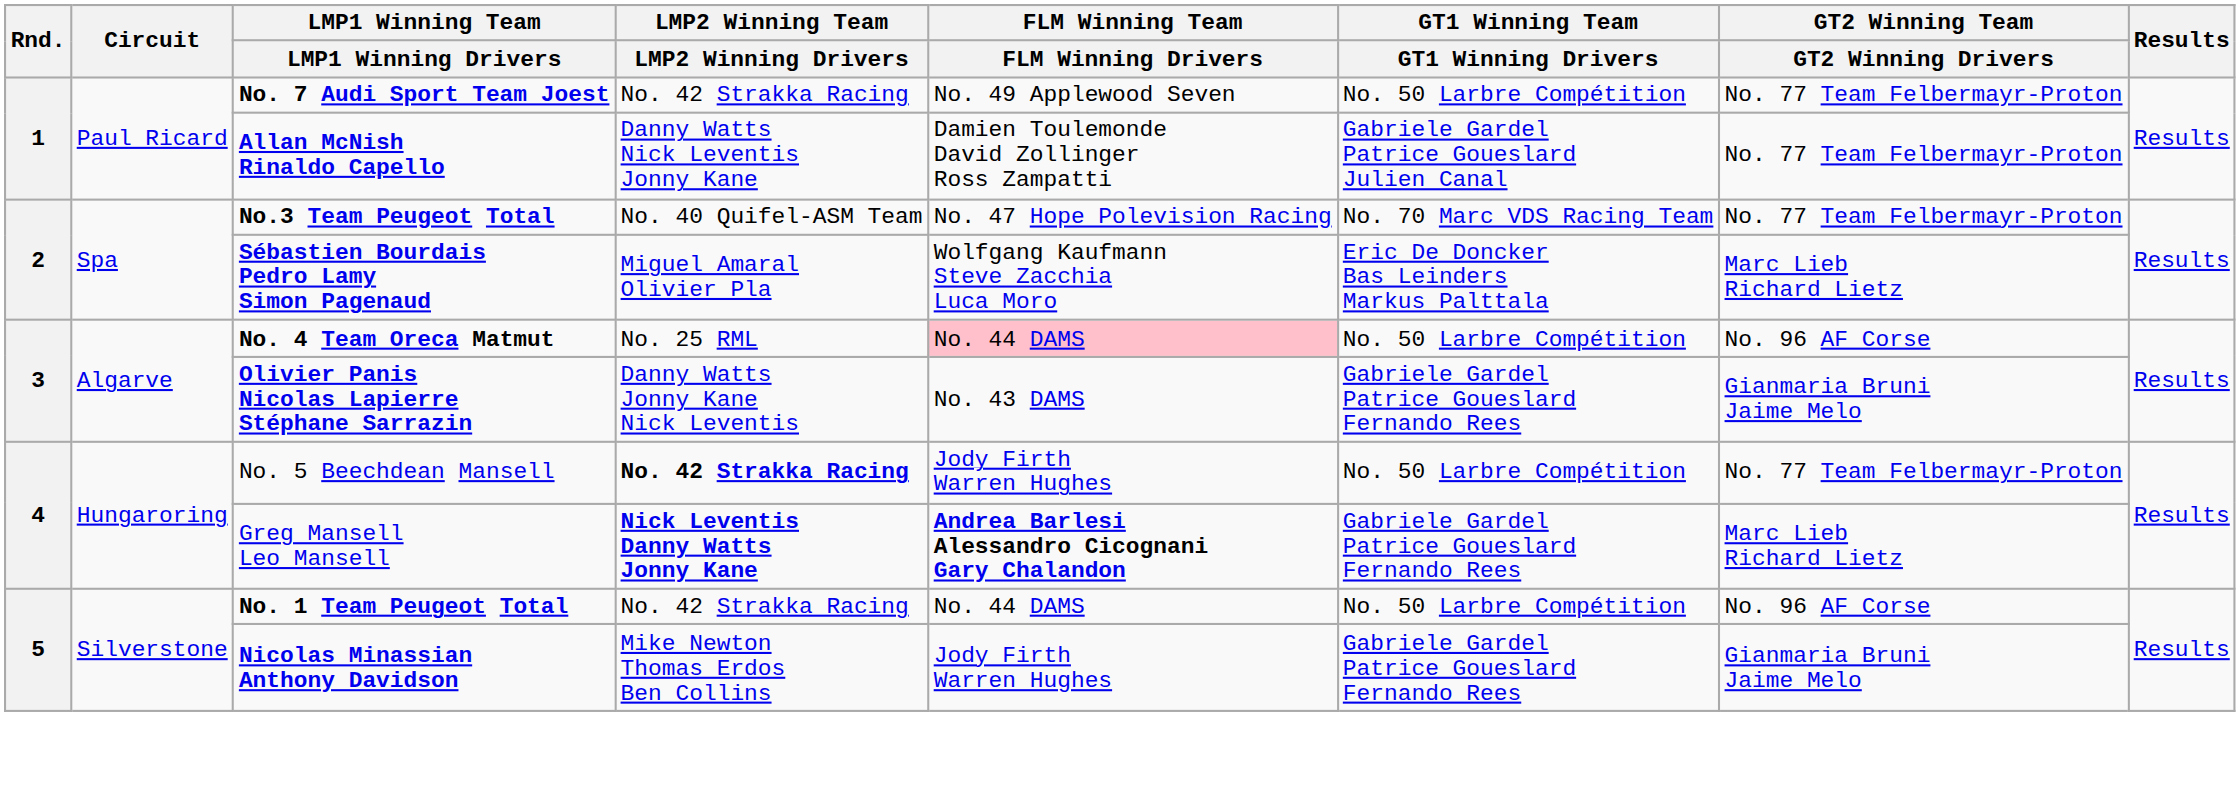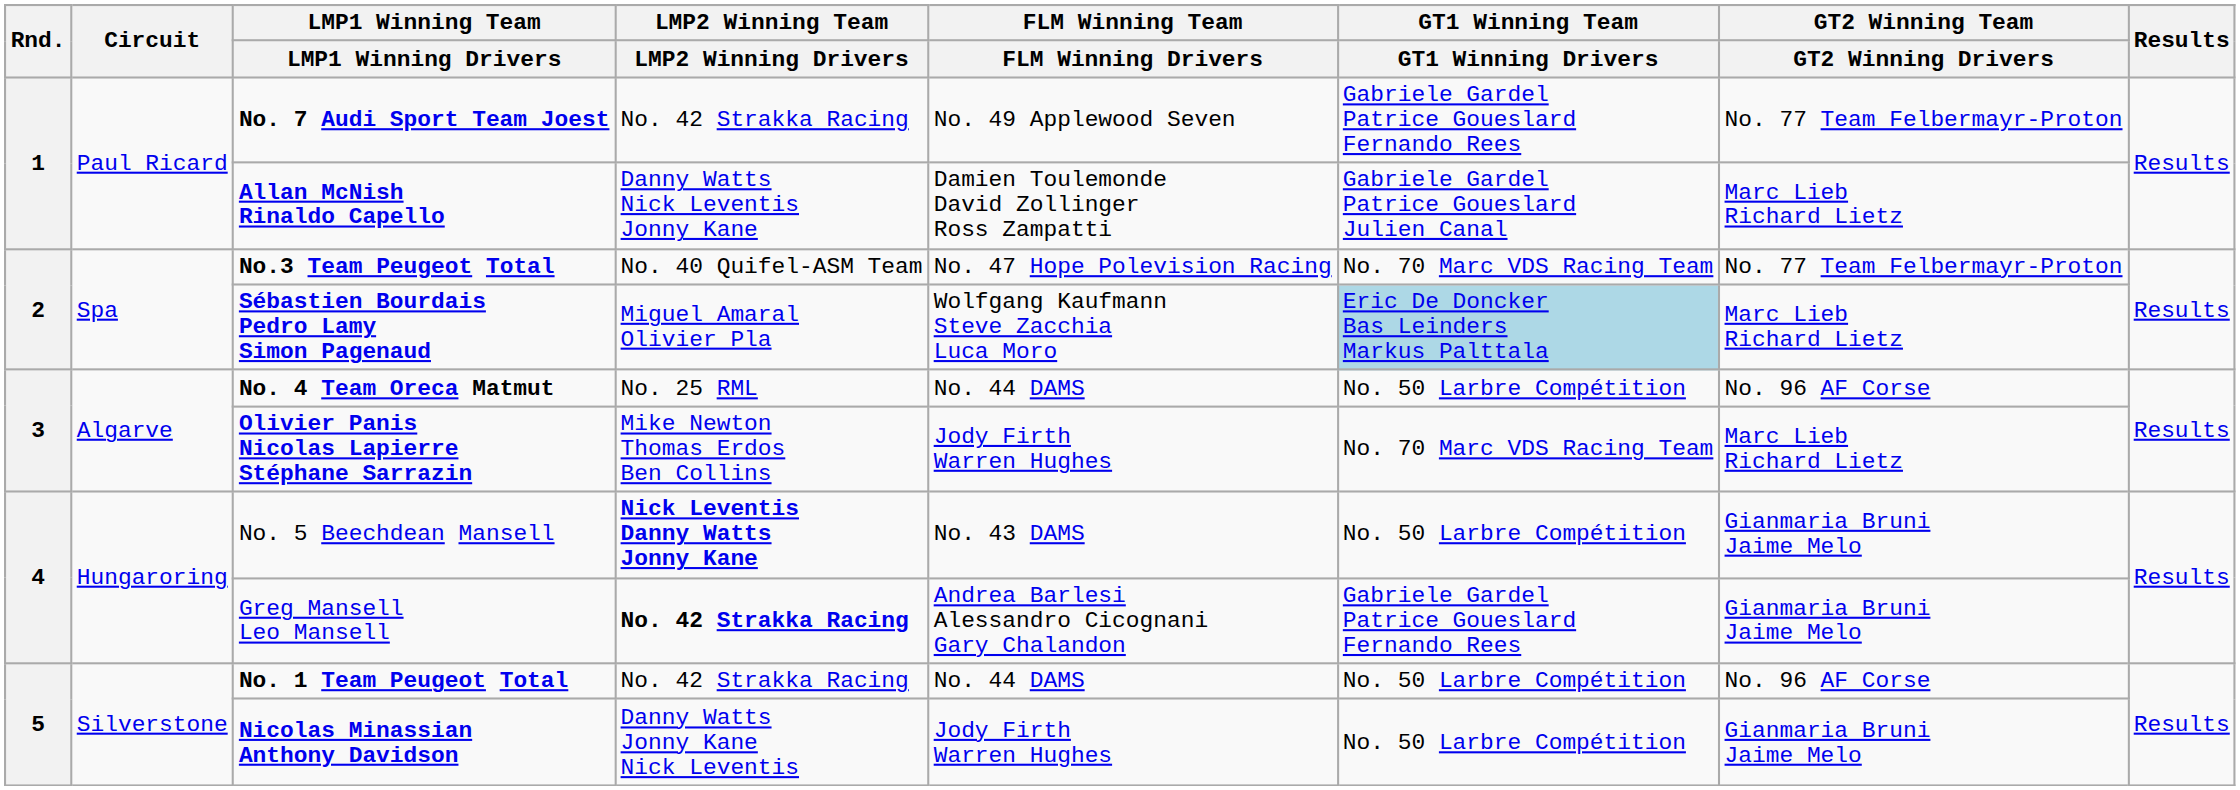(1514, 95) No. 50 Larbre Compétition -> (1459, 120) Gabriele Gardel Patrice Goueslard Fernando Rees
(1924, 156) No. 77 Team Felbermayr-Proton -> (1814, 206) Marc Lieb Richard Lietz
(1446, 278) no background -> (1446, 327) lightblue background
(1009, 339) pink background -> (1009, 388) no background
(710, 400) Danny Watts Jonny Kane Nick Leventis -> (703, 449) Mike Newton Thomas Erdos Ben Collins
(1009, 400) No. 43 DAMS -> (1023, 449) Jody Firth Warren Hughes
(1459, 400) Gabriele Gardel Patrice Goueslard Fernando Rees -> (1528, 449) No. 70 Marc VDS Racing Team
(1827, 400) Gianmaria Bruni Jaime Melo -> (1814, 449) Marc Lieb Richard Lietz
(765, 473) No. 42 Strakka Racing -> (710, 535) Nick Leventis Danny Watts Jonny Kane
(1023, 473) Jody Firth Warren Hughes -> (1009, 535) No. 43 DAMS
(1924, 473) No. 77 Team Felbermayr-Proton -> (1827, 535) Gianmaria Bruni Jaime Melo
(710, 546) Nick Leventis Danny Watts Jonny Kane -> (765, 621) No. 42 Strakka Racing
(1071, 546) bold -> (1071, 621) normal
(1814, 546) Marc Lieb Richard Lietz -> (1827, 621) Gianmaria Bruni Jaime Melo
(703, 668) Mike Newton Thomas Erdos Ben Collins -> (710, 742) Danny Watts Jonny Kane Nick Leventis
(1459, 668) Gabriele Gardel Patrice Goueslard Fernando Rees -> (1514, 742) No. 50 Larbre Compétition
